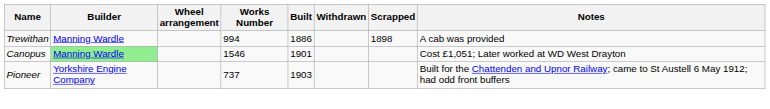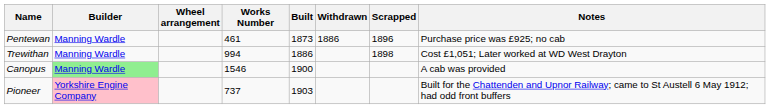+ row: (28, 38)
(462, 38) A cab was provided -> (524, 54) Cost £1,051; Later worked at WD West Drayton
(301, 54) 1901 -> (302, 69) 1900
(523, 54) Cost £1,051; Later worked at WD West Drayton -> (463, 69) A cab was provided
(90, 75) no background -> (91, 90) pink background
